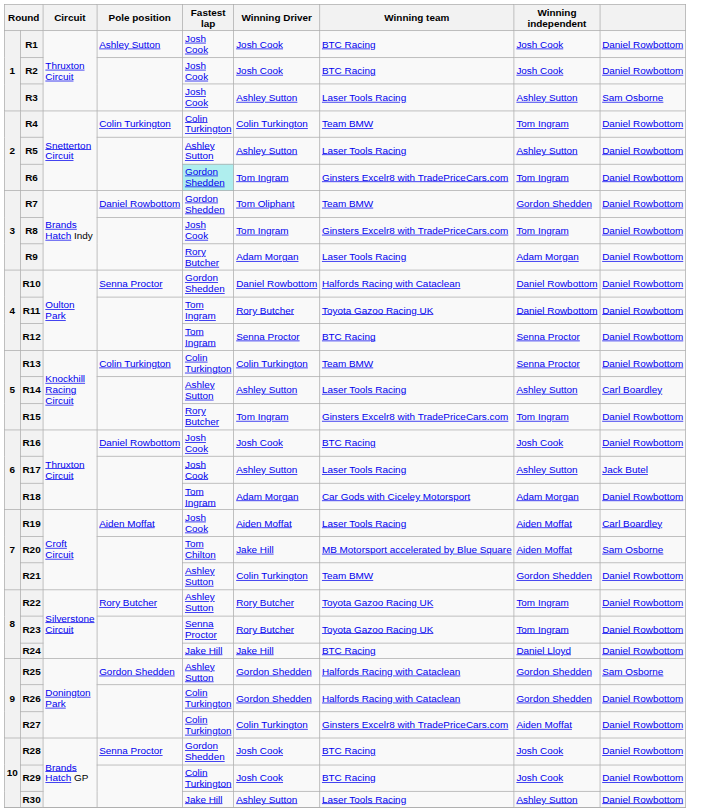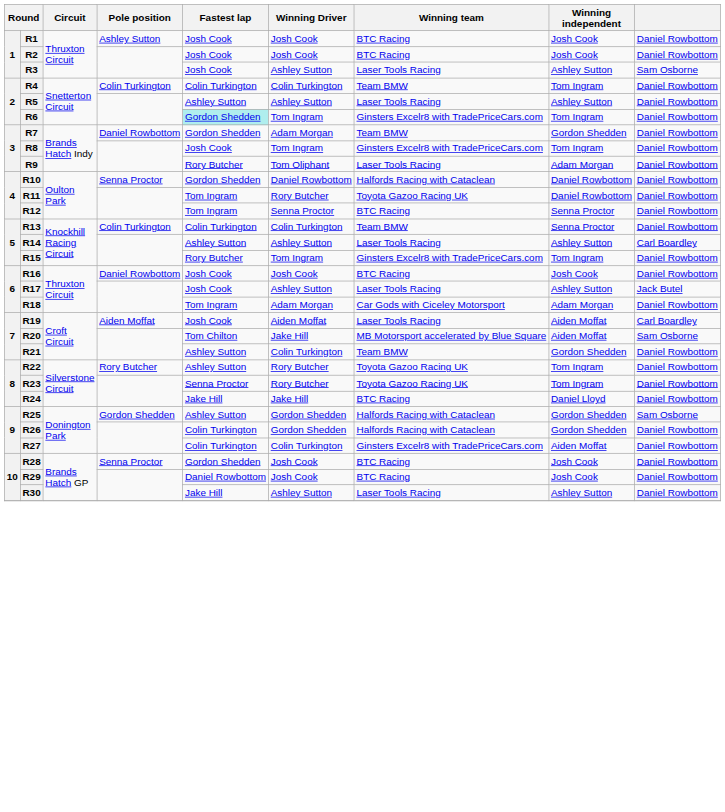(265, 203) Tom Oliphant -> (302, 132) Adam Morgan
(267, 257) Adam Morgan -> (300, 164) Tom Oliphant
(208, 778) Colin Turkington -> (225, 477) Daniel Rowbottom
